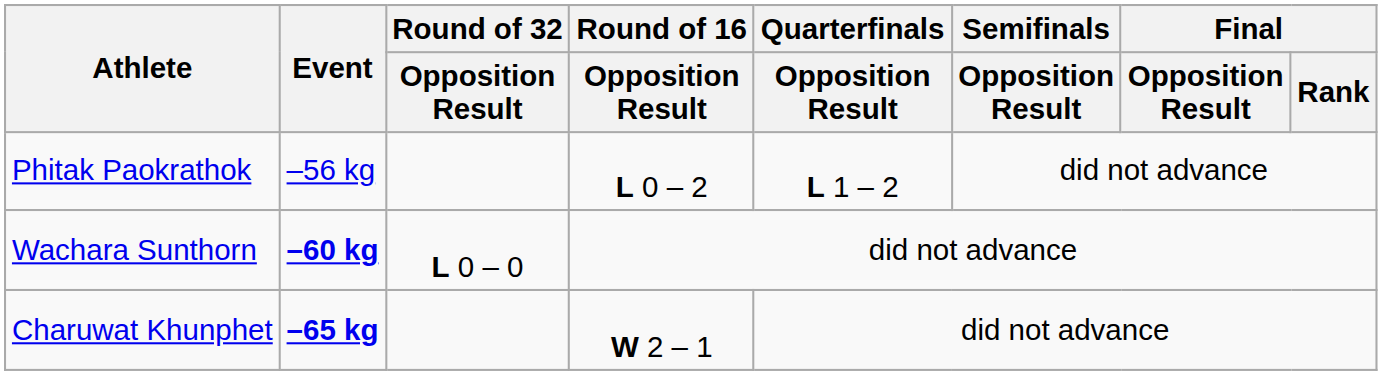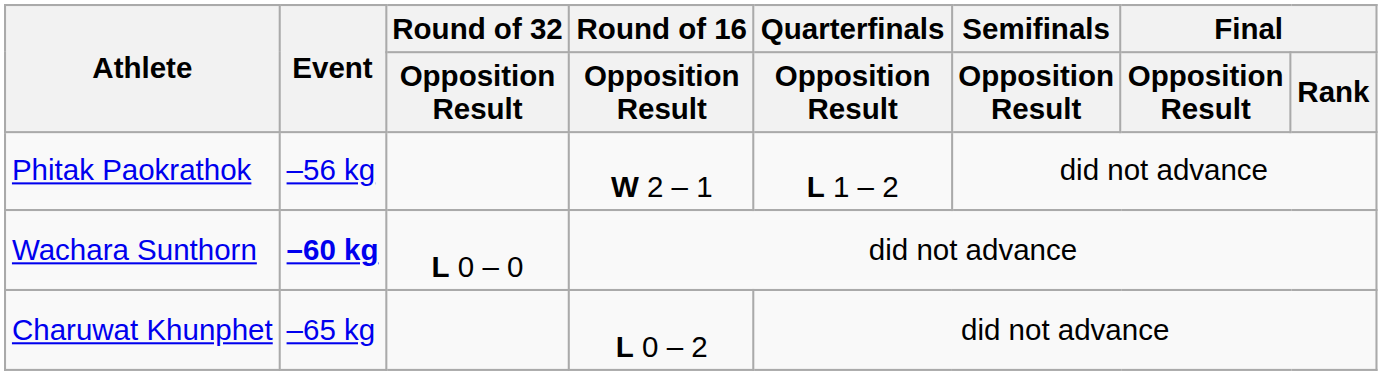(662, 188) L 0 – 2 -> (662, 188) W 2 – 1
(333, 330) bold -> (331, 330) normal
(662, 346) W 2 – 1 -> (662, 346) L 0 – 2
